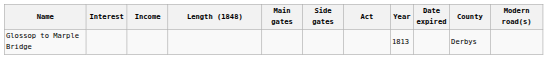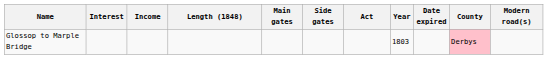(401, 41) 1813 -> (401, 41) 1803
(464, 41) no background -> (464, 41) pink background
